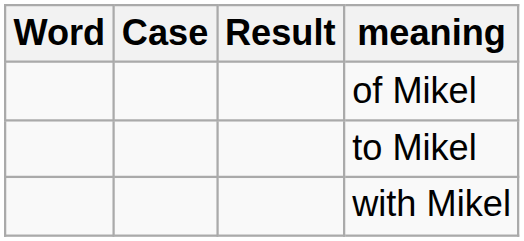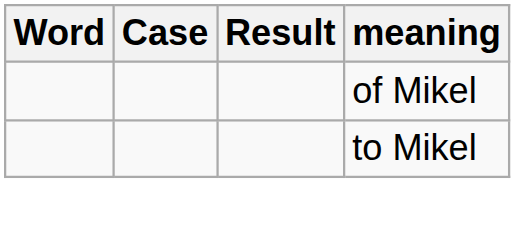- row: (432, 205)
